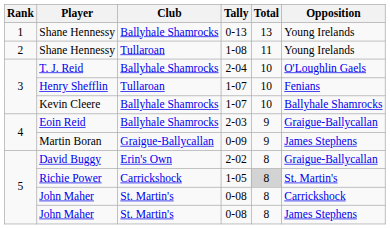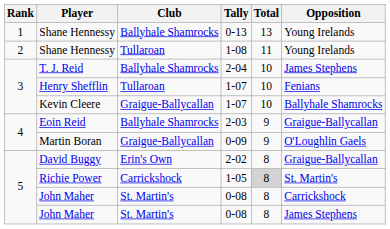(325, 68) O'Loughlin Gaels -> (321, 68) James Stephens
(169, 104) Ballyhale Shamrocks -> (167, 104) Graigue-Ballycallan
(321, 141) James Stephens -> (325, 141) O'Loughlin Gaels
